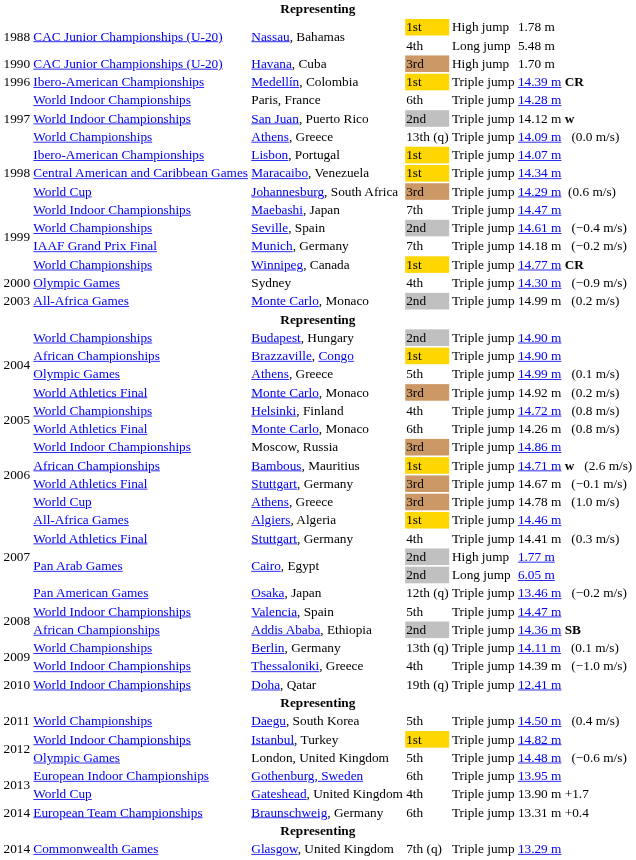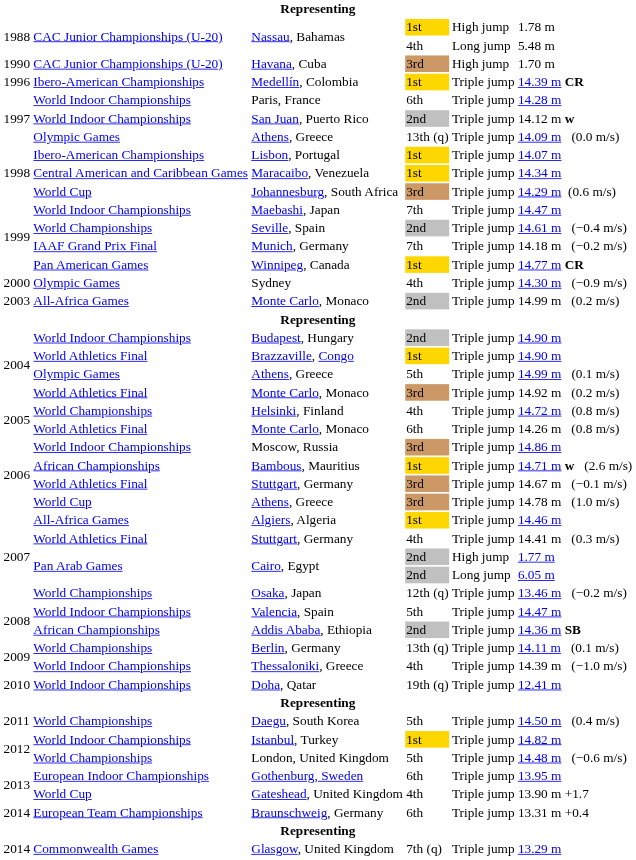(93, 136) World Championships -> (77, 136) Olympic Games
(93, 264) World Championships -> (91, 264) Pan American Games
(93, 337) World Championships -> (112, 337) World Indoor Championships
(97, 355) African Championships -> (90, 355) World Athletics Final
(91, 593) Pan American Games -> (93, 593) World Championships
(77, 757) Olympic Games -> (93, 757) World Championships
